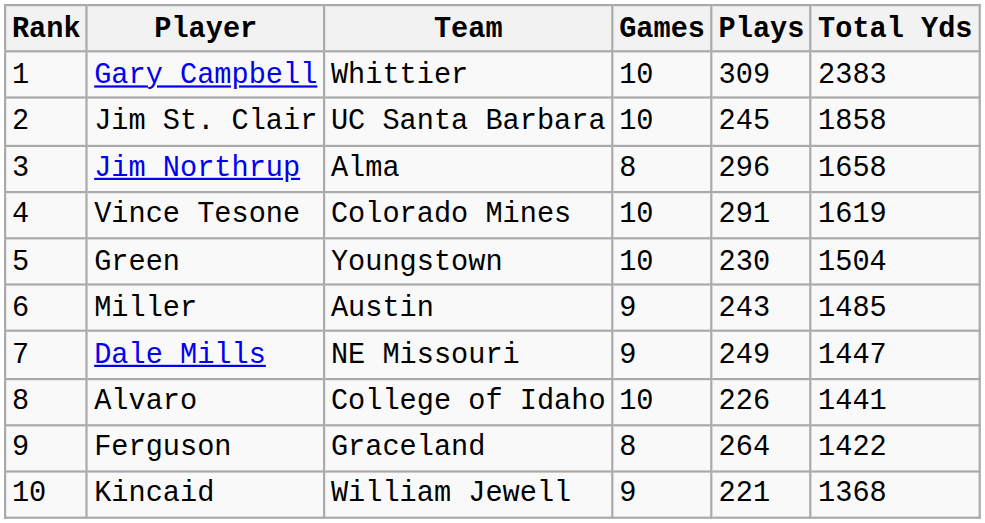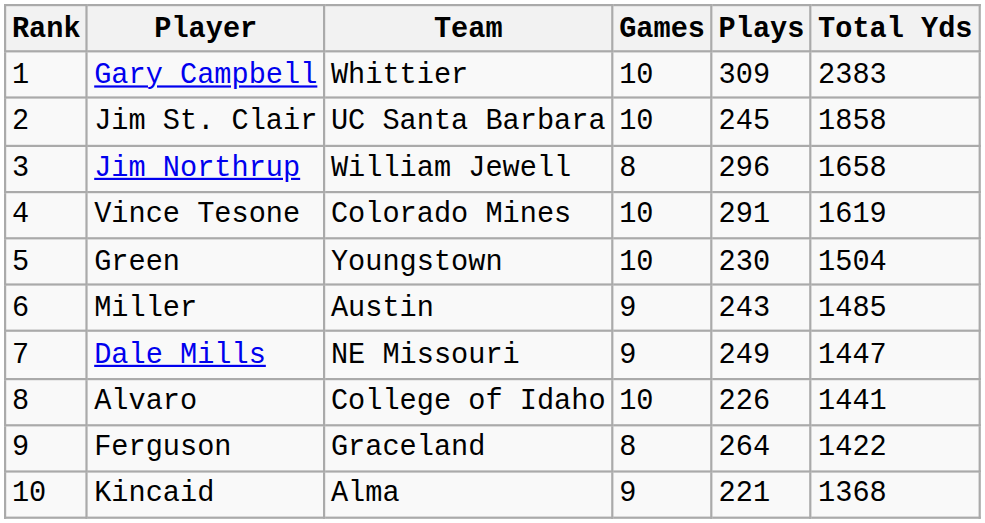(365, 168) Alma -> (451, 168) William Jewell
(451, 495) William Jewell -> (365, 495) Alma
